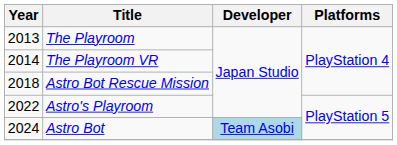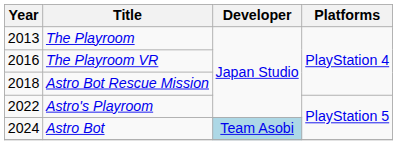(24, 60) 2014 -> (24, 60) 2016
